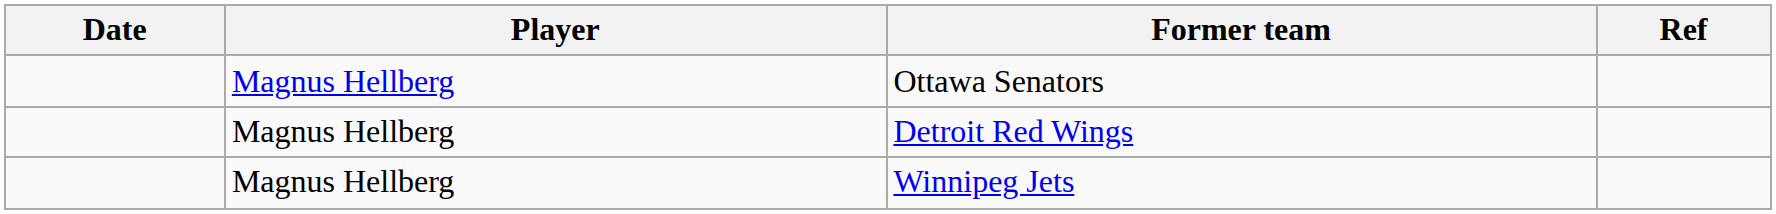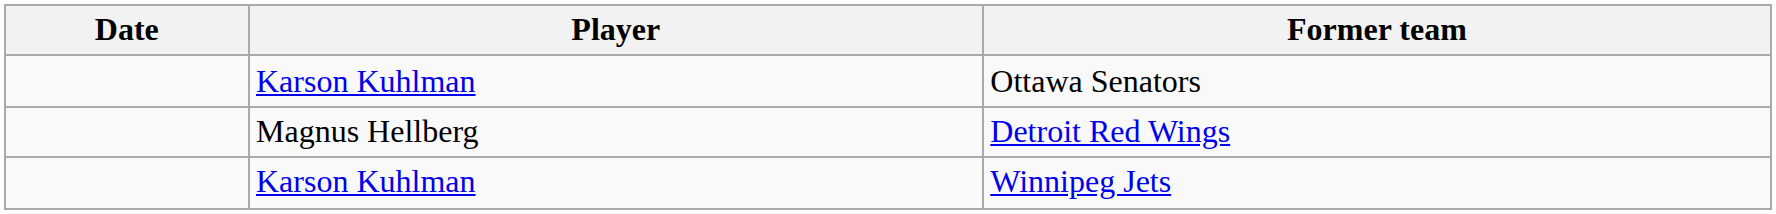- column: (1684, 29)
(343, 80) Magnus Hellberg -> (366, 80) Karson Kuhlman
(343, 182) Magnus Hellberg -> (366, 182) Karson Kuhlman
